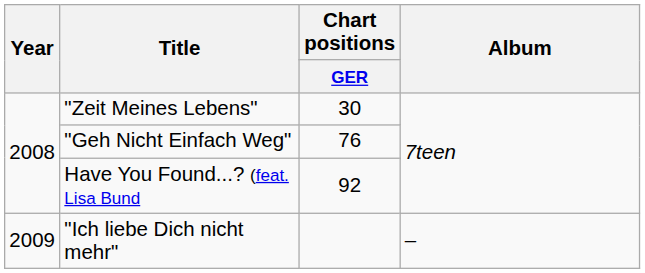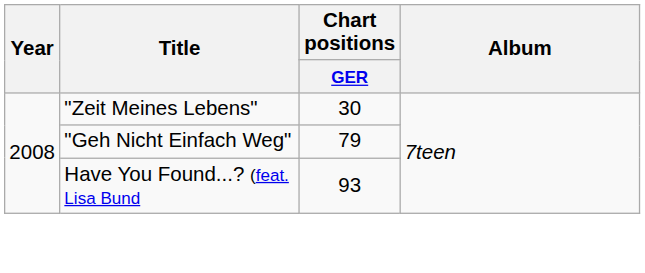(350, 141) 76 -> (350, 141) 79
(350, 185) 92 -> (350, 185) 93
- row: (154, 240)
